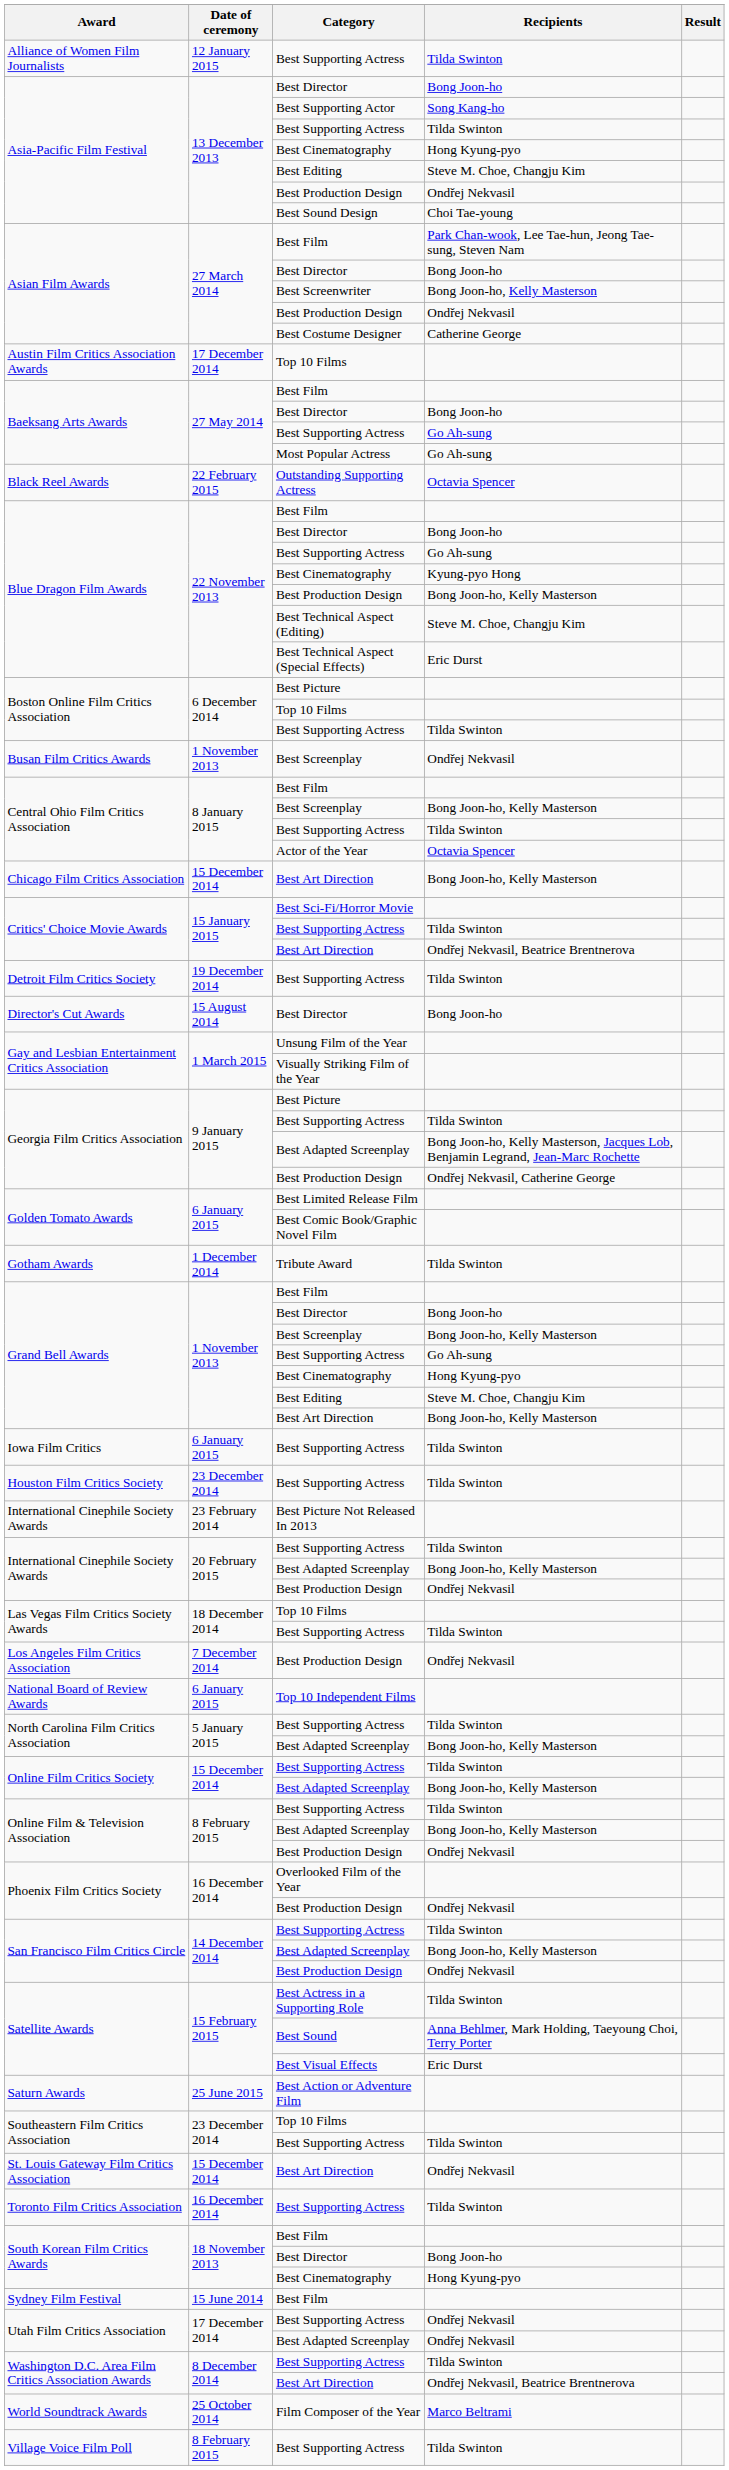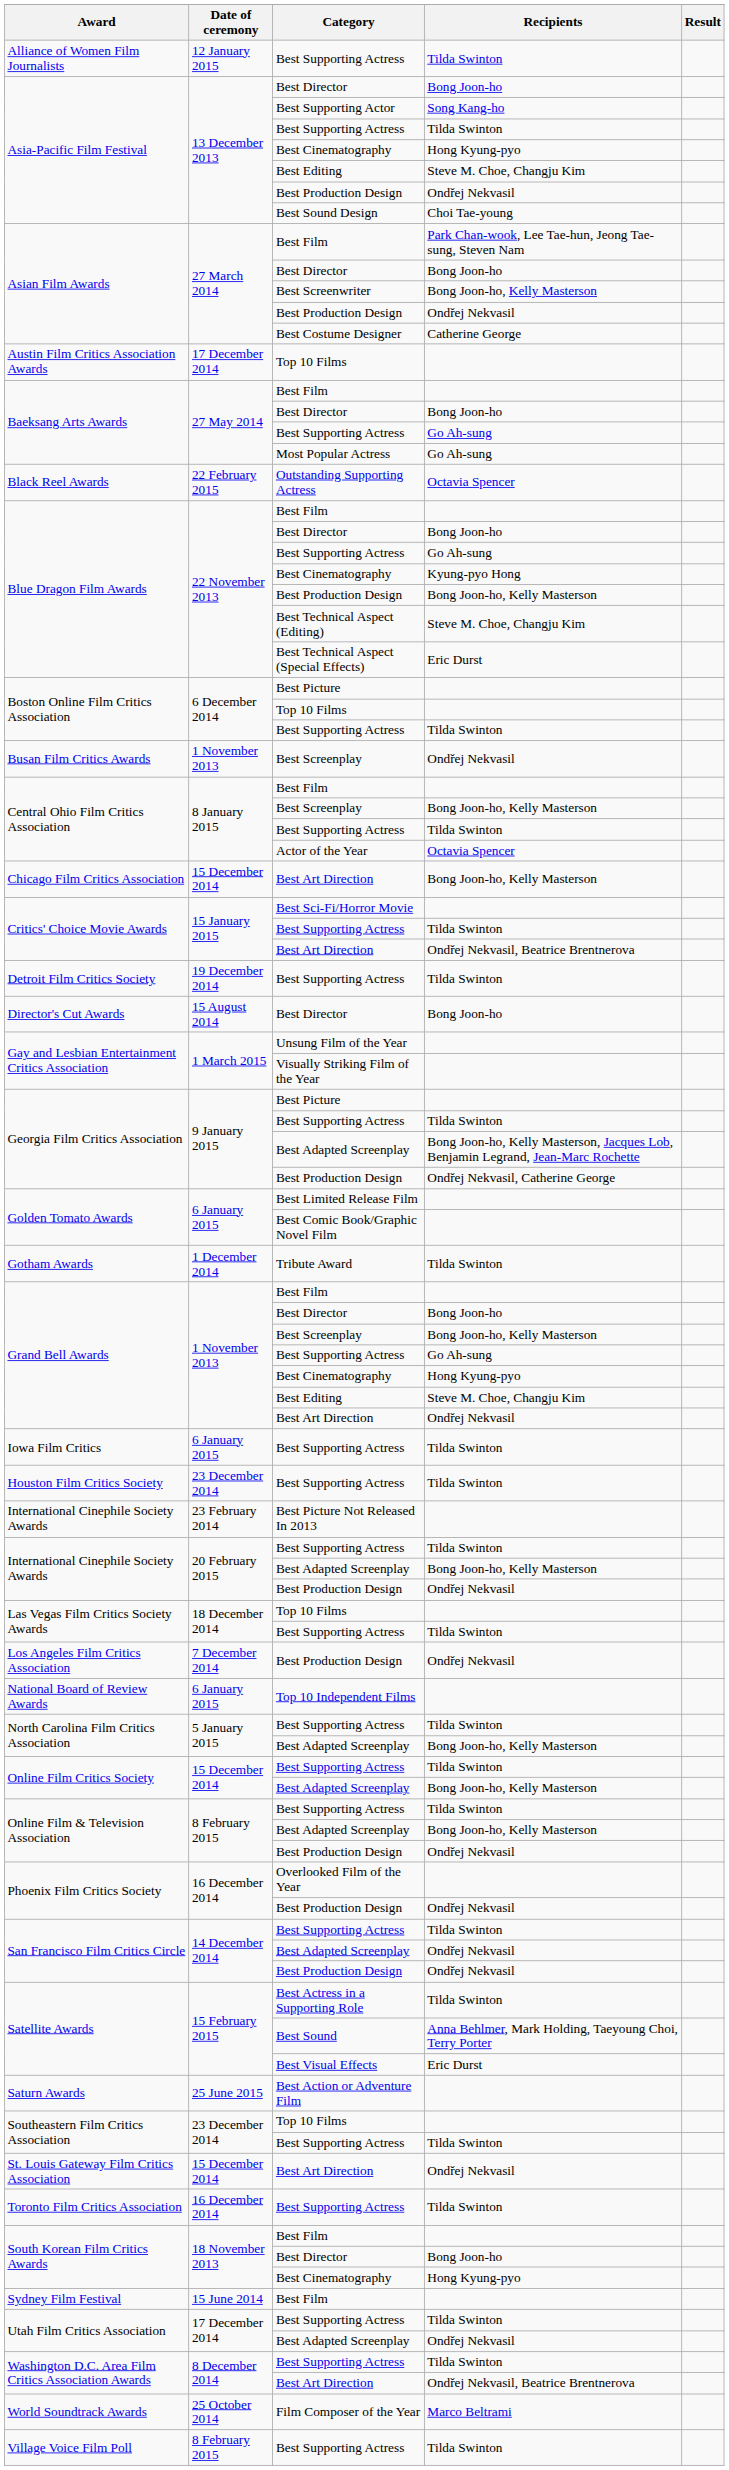(512, 1418) Bong Joon-ho, Kelly Masterson -> (471, 1418) Ondřej Nekvasil
(512, 1950) Bong Joon-ho, Kelly Masterson -> (471, 1950) Ondřej Nekvasil
(471, 2320) Ondřej Nekvasil -> (465, 2320) Tilda Swinton
